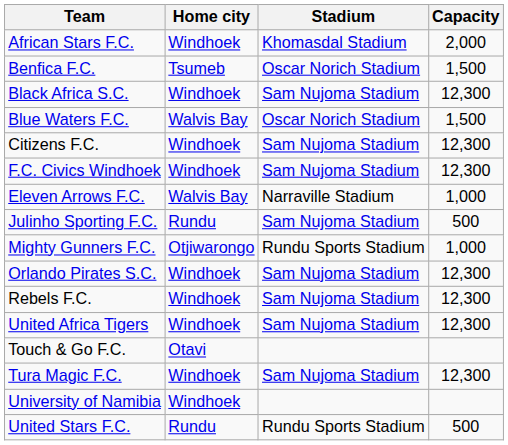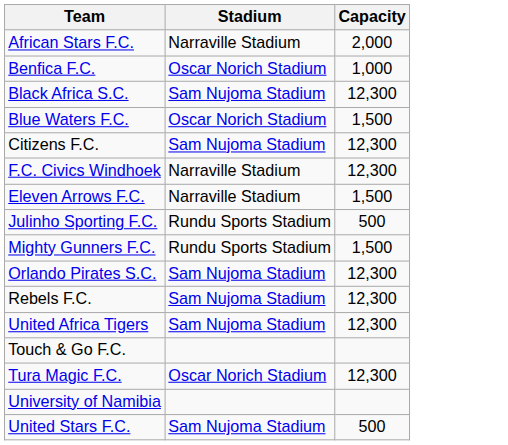- column: (211, 17)
(334, 42) Khomasdal Stadium -> (234, 42) Narraville Stadium
(466, 68) 1,500 -> (372, 68) 1,000
(341, 171) Sam Nujoma Stadium -> (234, 171) Narraville Stadium
(466, 196) 1,000 -> (372, 196) 1,500
(341, 222) Sam Nujoma Stadium -> (250, 222) Rundu Sports Stadium
(466, 247) 1,000 -> (372, 247) 1,500
(341, 376) Sam Nujoma Stadium -> (247, 376) Oscar Norich Stadium
(343, 427) Rundu Sports Stadium -> (247, 427) Sam Nujoma Stadium
